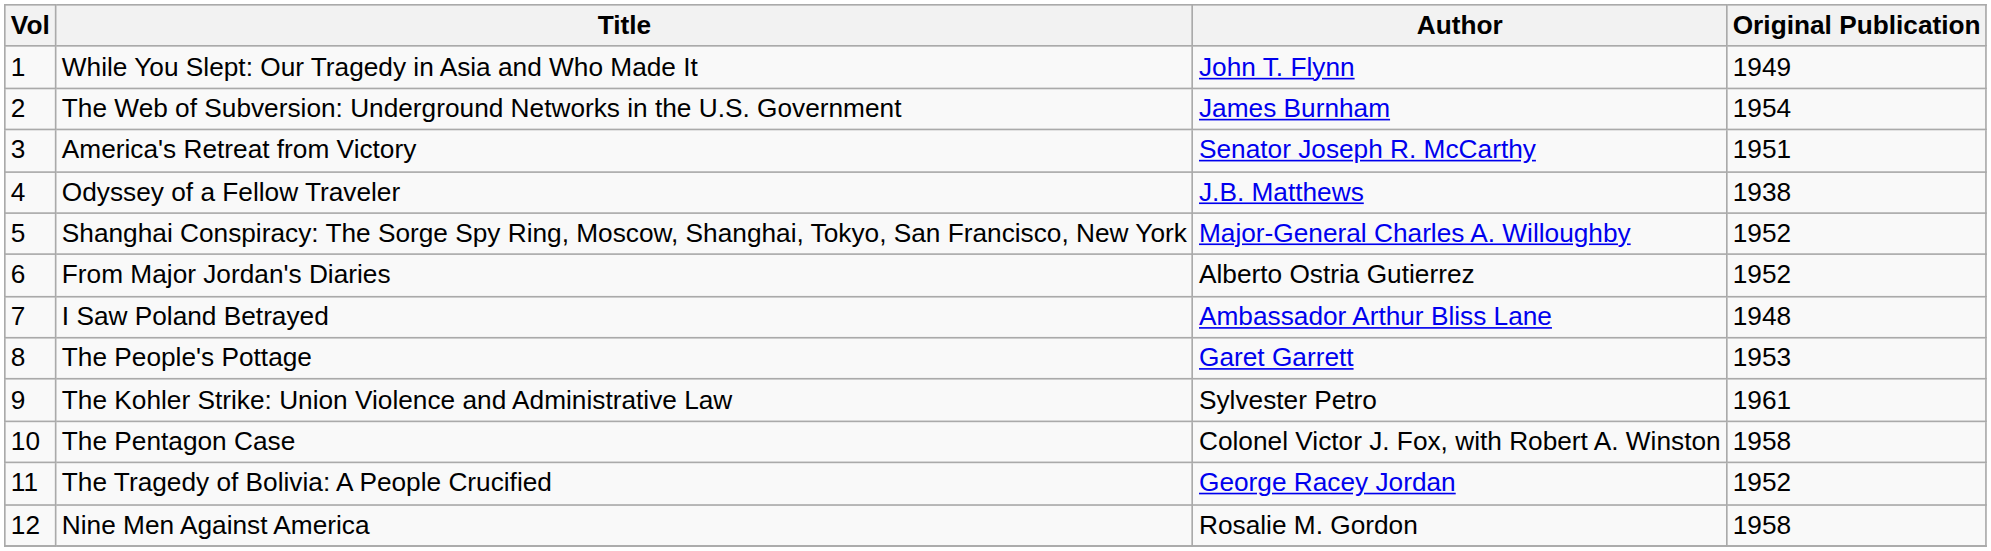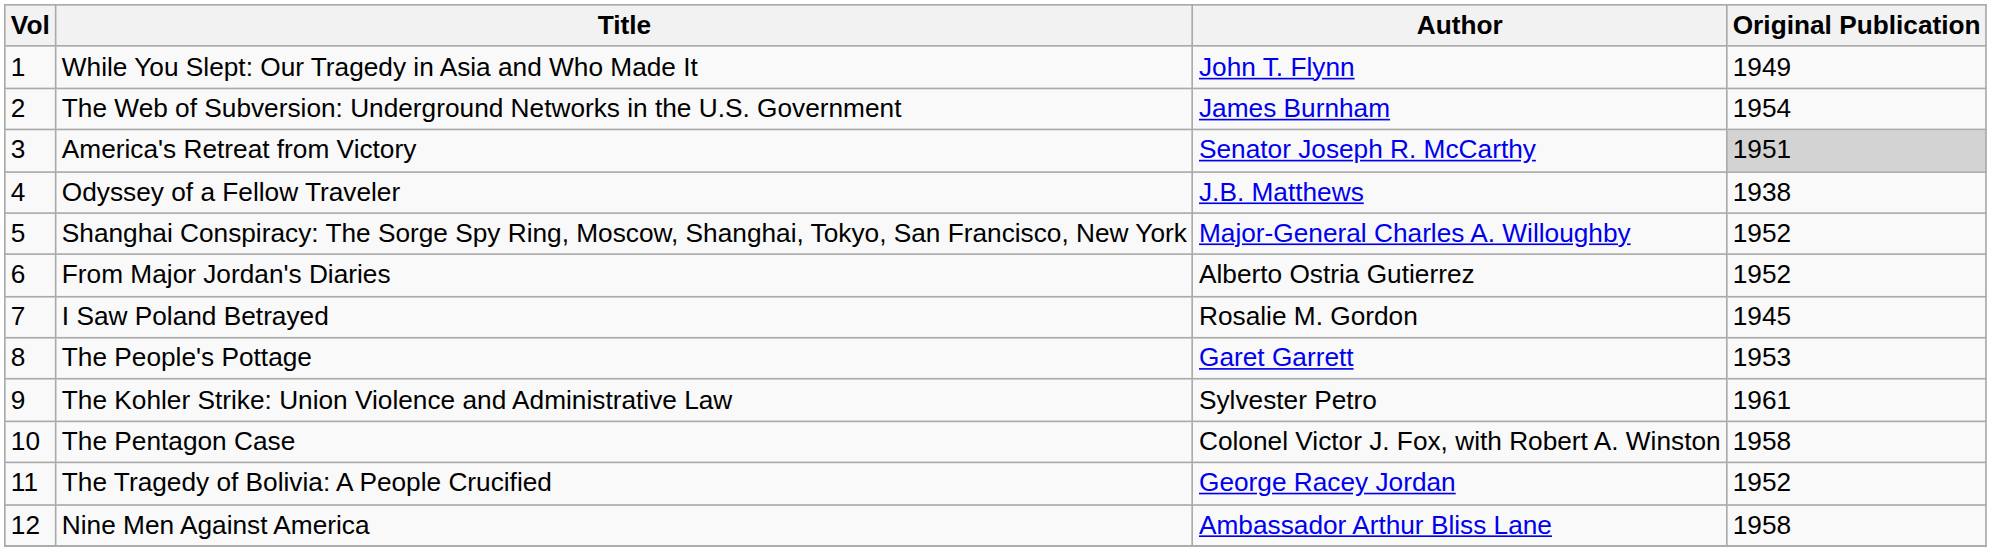(1762, 150) no background -> (1762, 150) lightgrey background
(1375, 316) Ambassador Arthur Bliss Lane -> (1308, 316) Rosalie M. Gordon
(1762, 316) 1948 -> (1762, 316) 1945
(1308, 524) Rosalie M. Gordon -> (1375, 524) Ambassador Arthur Bliss Lane
